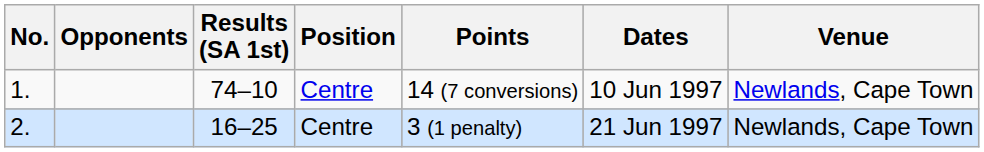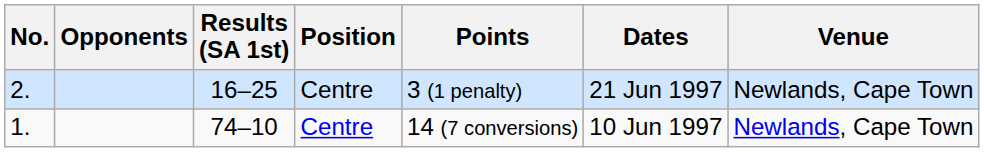rows swapped: (20, 89) <-> (20, 127)
